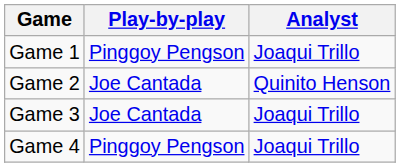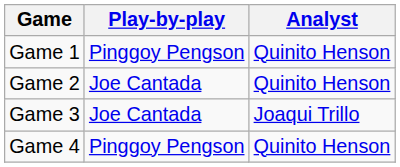(307, 51) Joaqui Trillo -> (322, 51) Quinito Henson
(307, 146) Joaqui Trillo -> (322, 146) Quinito Henson
